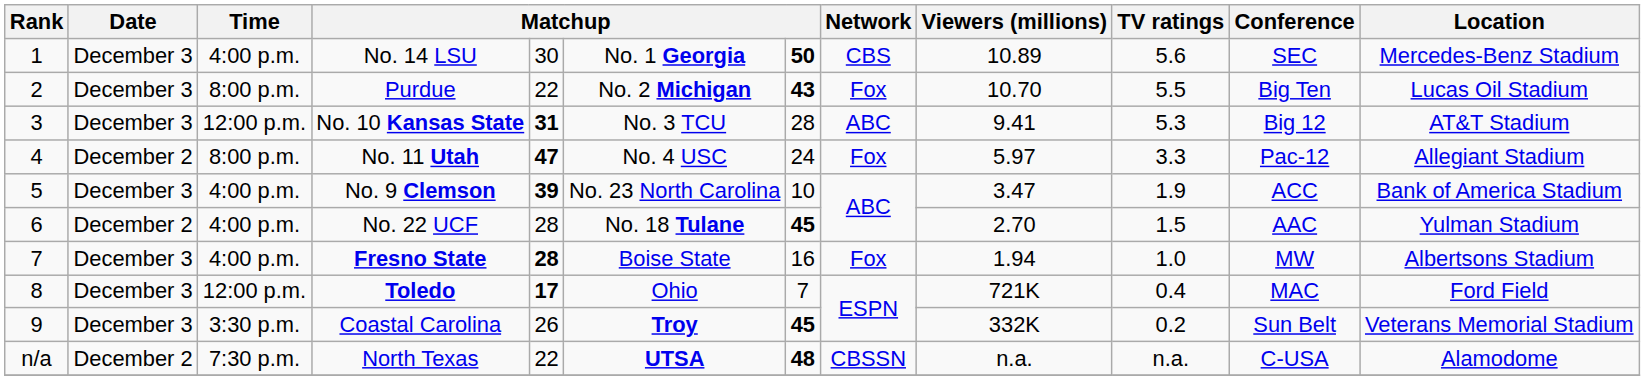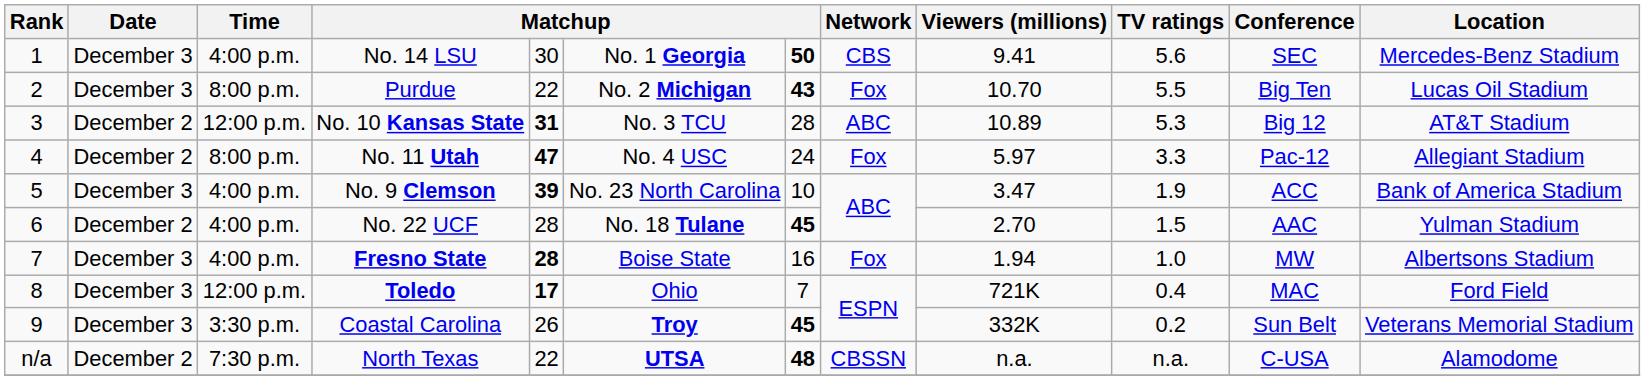(1014, 55) 10.89 -> (1014, 55) 9.41
(133, 123) December 3 -> (133, 123) December 2
(1014, 123) 9.41 -> (1014, 123) 10.89
